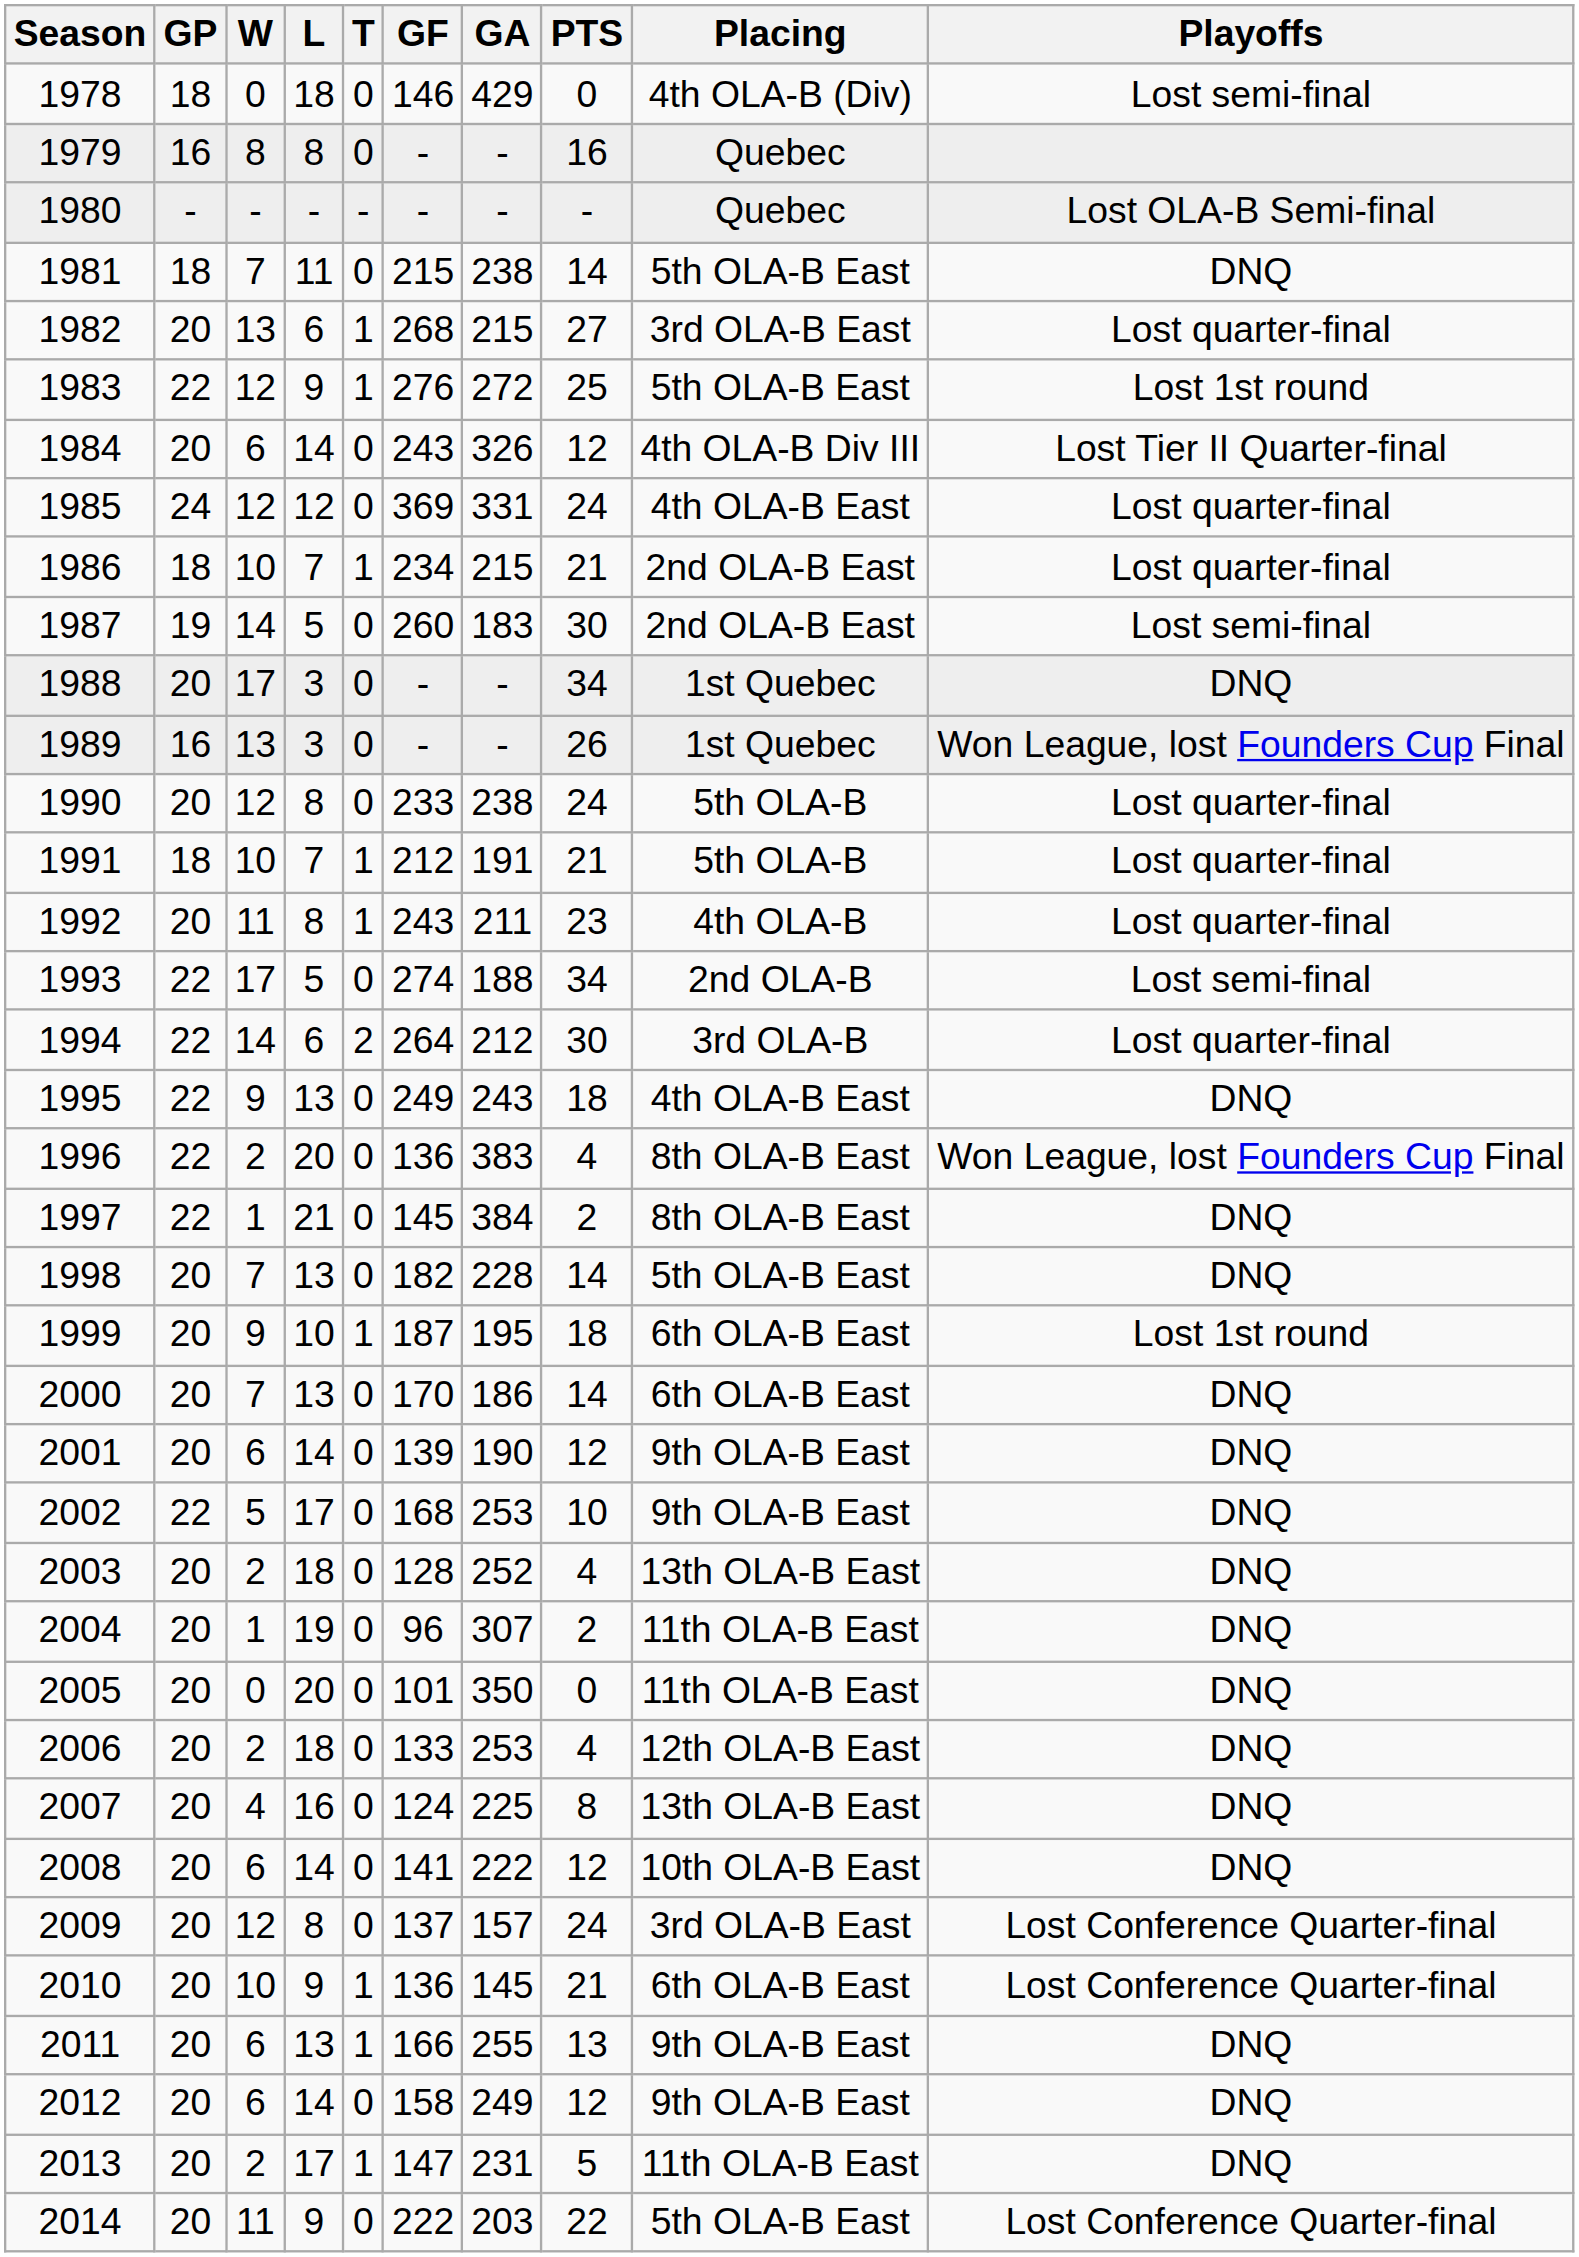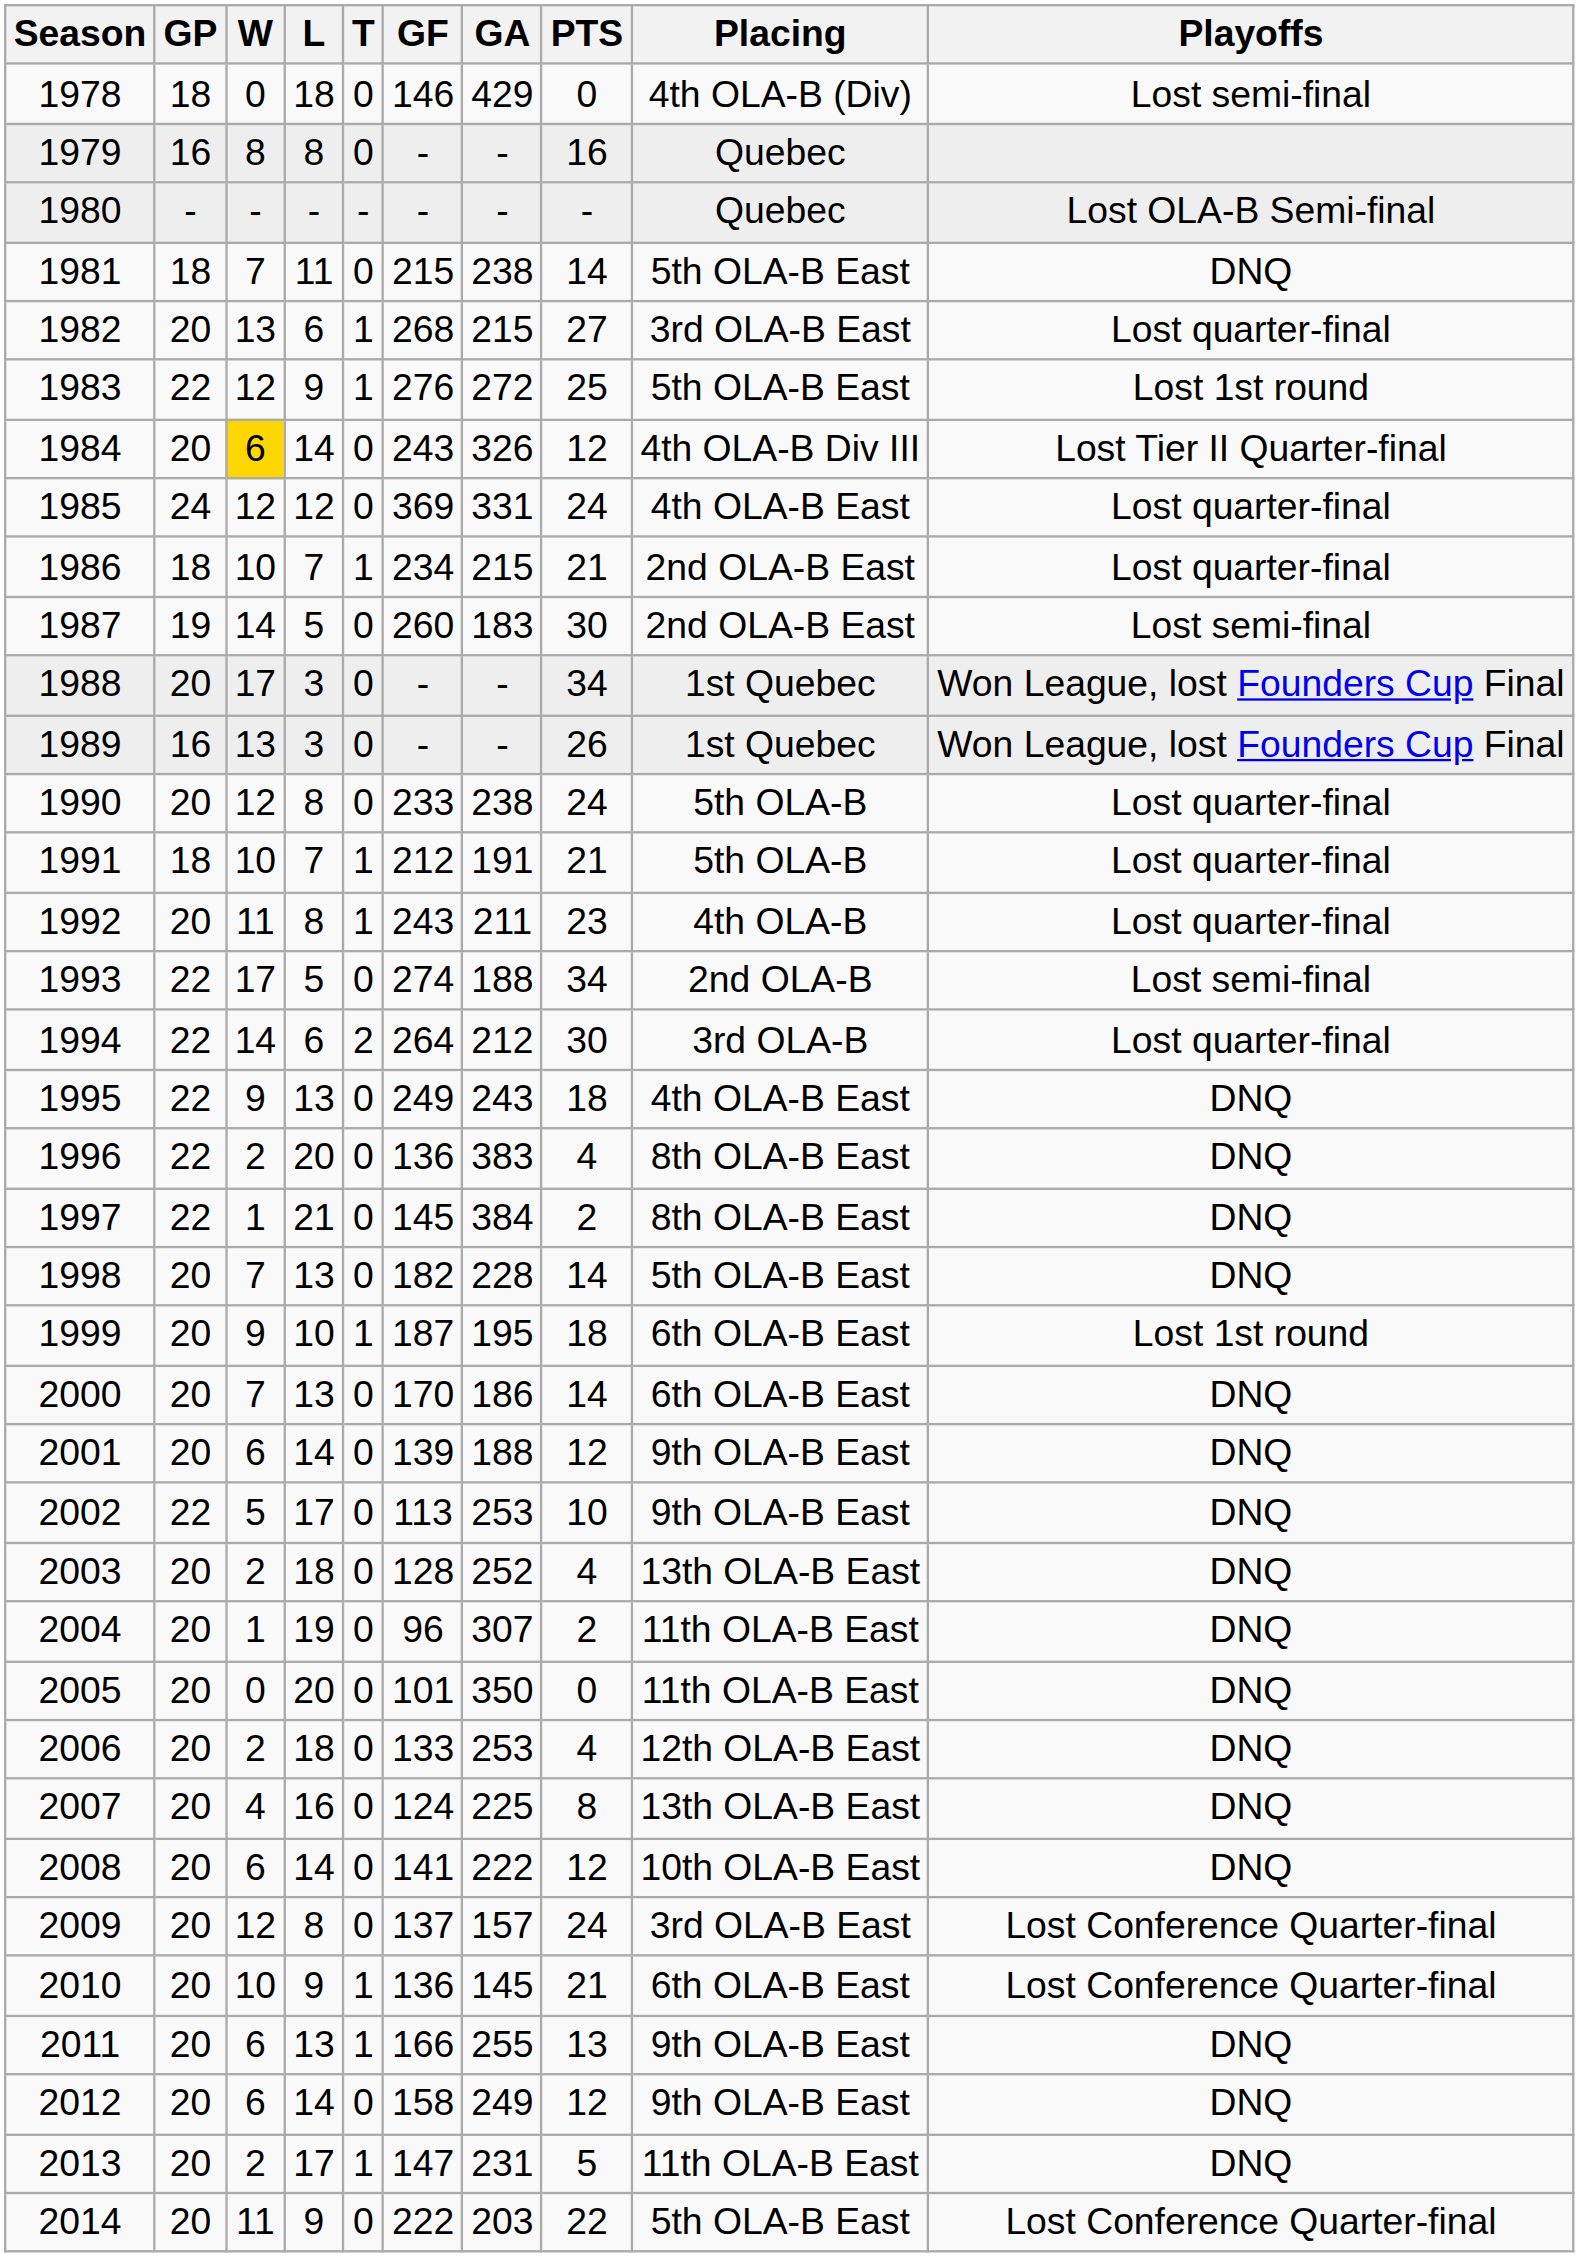(255, 447) no background -> (255, 447) gold background
(1251, 684) DNQ -> (1251, 684) Won League, lost Founders Cup Final
(1251, 1157) Won League, lost Founders Cup Final -> (1251, 1157) DNQ
(502, 1453) 190 -> (502, 1453) 188
(423, 1512) 168 -> (423, 1512) 113
